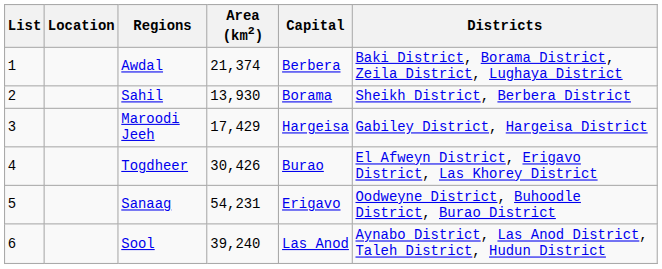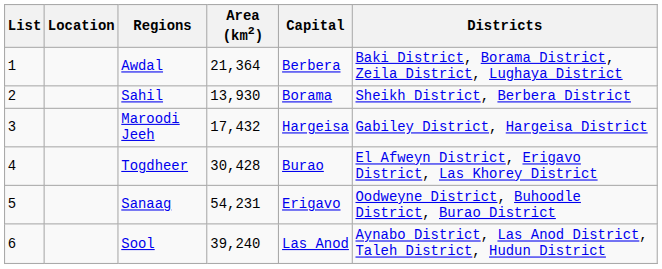(235, 66) 21,374 -> (235, 66) 21,364
(235, 128) 17,429 -> (235, 128) 17,432
(235, 166) 30,426 -> (235, 166) 30,428
